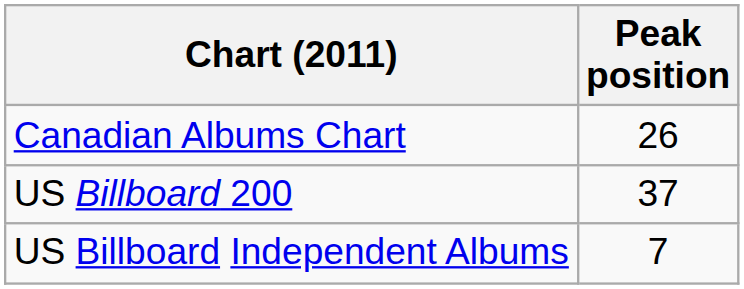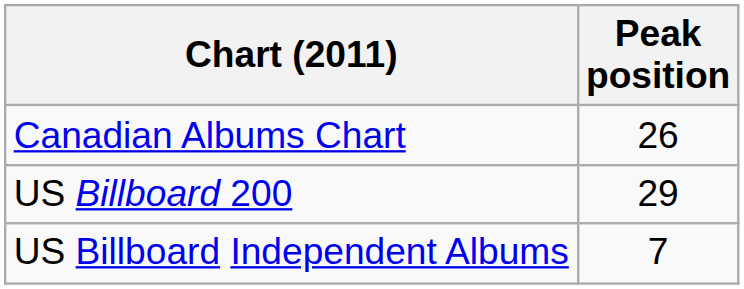(658, 193) 37 -> (658, 193) 29
